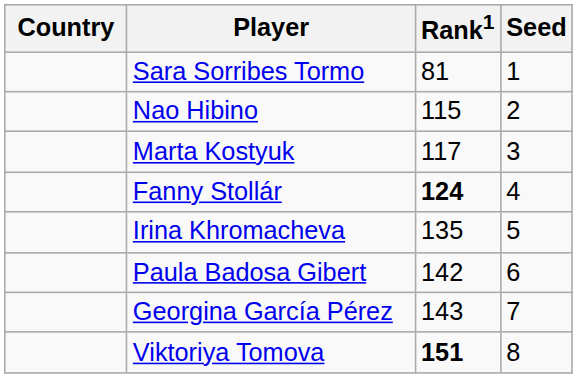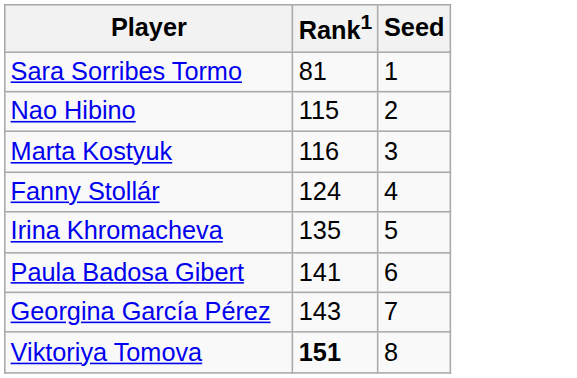- column: (66, 27)
(441, 151) 117 -> (319, 151) 116
(442, 191) bold -> (320, 191) normal
(442, 271) 142 -> (320, 271) 141
